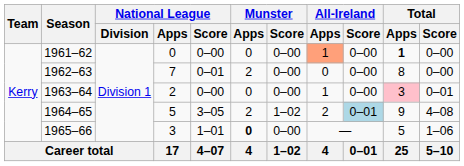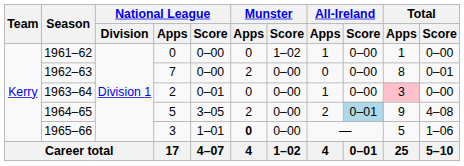(287, 53) 0–00 -> (287, 53) 1–02
(325, 53) lightsalmon background -> (325, 53) no background
(402, 53) bold -> (402, 53) normal
(211, 72) 0–01 -> (211, 72) 0–00
(440, 72) 0–00 -> (440, 72) 0–01
(211, 92) 0–00 -> (211, 92) 0–01
(440, 92) 0–01 -> (440, 92) 0–00
(287, 111) 1–02 -> (287, 111) 0–00
